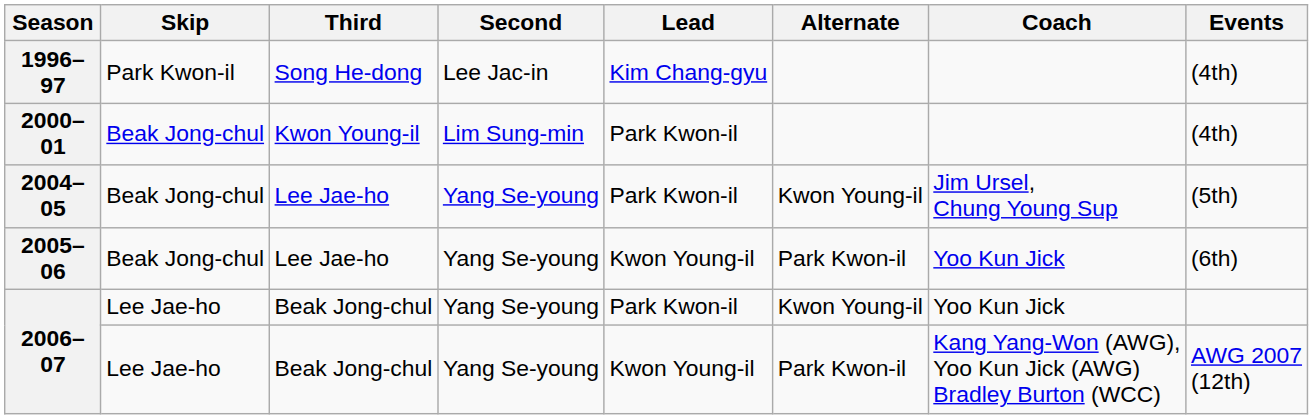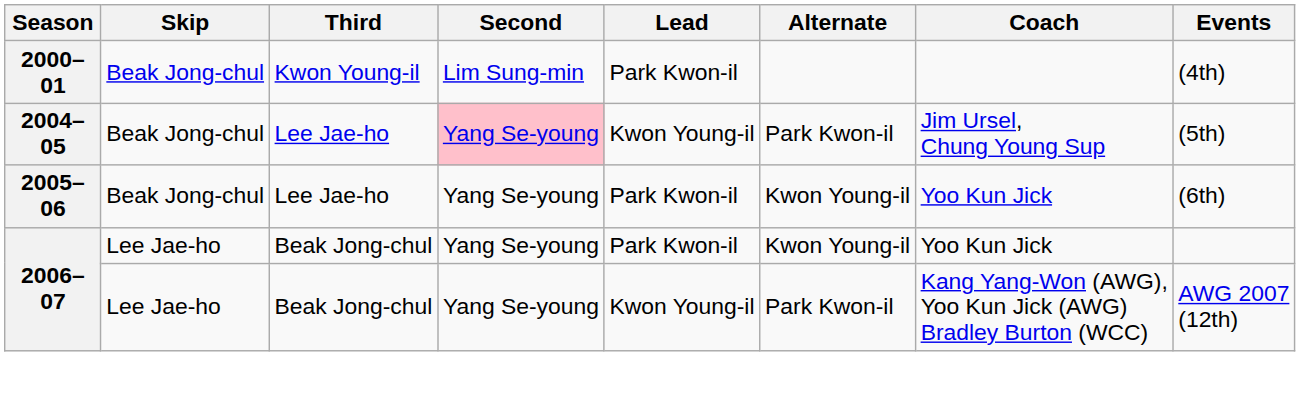- row: (53, 71)
(521, 195) no background -> (521, 133) pink background
(674, 195) Park Kwon-il -> (682, 133) Kwon Young-il
(850, 195) Kwon Young-il -> (829, 133) Park Kwon-il
(682, 257) Kwon Young-il -> (674, 195) Park Kwon-il
(842, 257) Park Kwon-il -> (838, 195) Kwon Young-il
